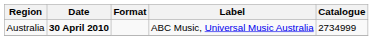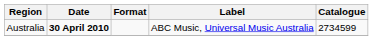(337, 27) 2734999 -> (337, 27) 2734599
